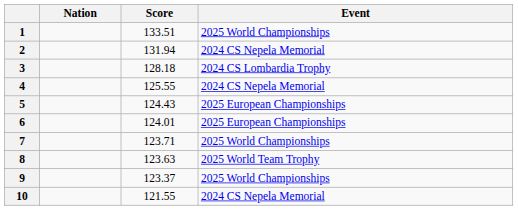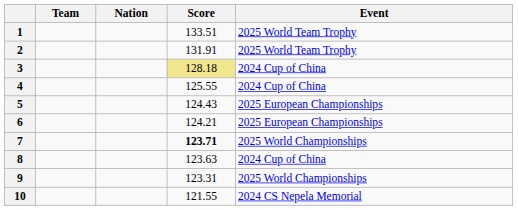+ column: (65, 13)
(265, 31) 2025 World Championships -> (297, 31) 2025 World Team Trophy
(159, 50) 131.94 -> (201, 50) 131.91
(263, 50) 2024 CS Nepela Memorial -> (297, 50) 2025 World Team Trophy
(159, 68) no background -> (201, 68) khaki background
(266, 68) 2024 CS Lombardia Trophy -> (282, 68) 2024 Cup of China
(263, 86) 2024 CS Nepela Memorial -> (282, 86) 2024 Cup of China
(159, 123) 124.01 -> (201, 123) 124.21
(159, 141) normal -> (201, 141) bold
(260, 159) 2025 World Team Trophy -> (282, 159) 2024 Cup of China
(159, 178) 123.37 -> (201, 178) 123.31
